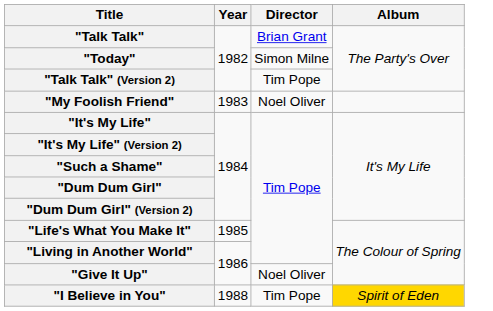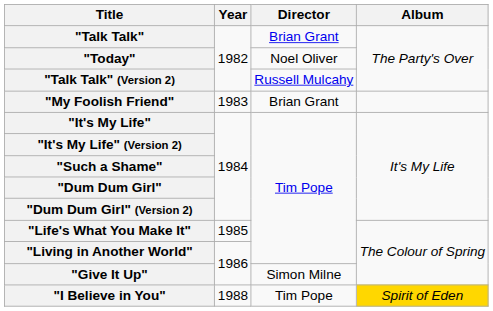(292, 58) Simon Milne -> (304, 58) Noel Oliver
(292, 79) Tim Pope -> (304, 79) Russell Mulcahy
(292, 101) Noel Oliver -> (304, 101) Brian Grant
(292, 274) Noel Oliver -> (304, 274) Simon Milne
